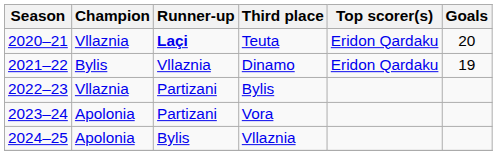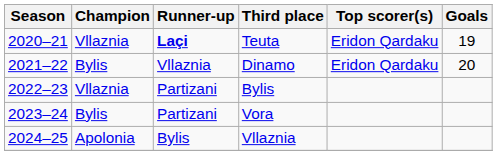(467, 41) 20 -> (467, 41) 19
(467, 65) 19 -> (467, 65) 20
(105, 114) Apolonia -> (91, 114) Bylis
